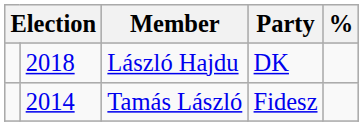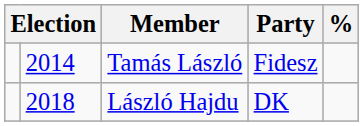rows swapped: (175, 101) <-> (173, 62)
